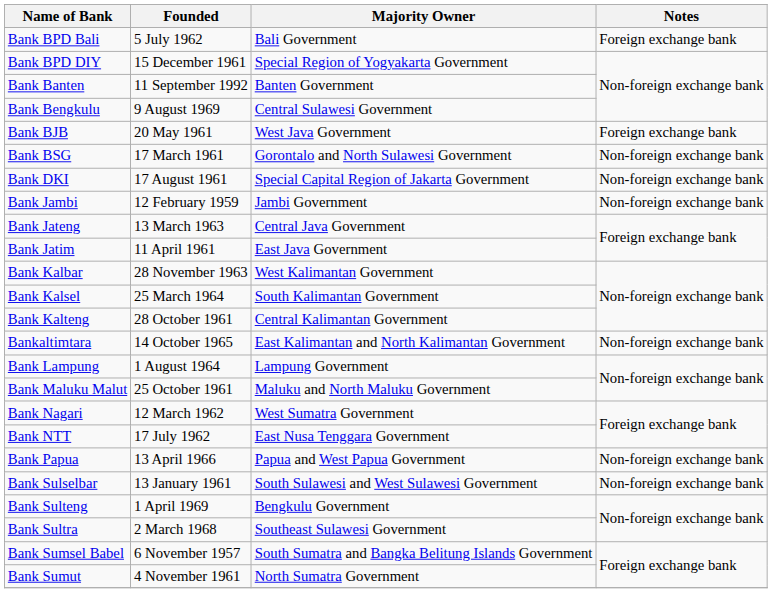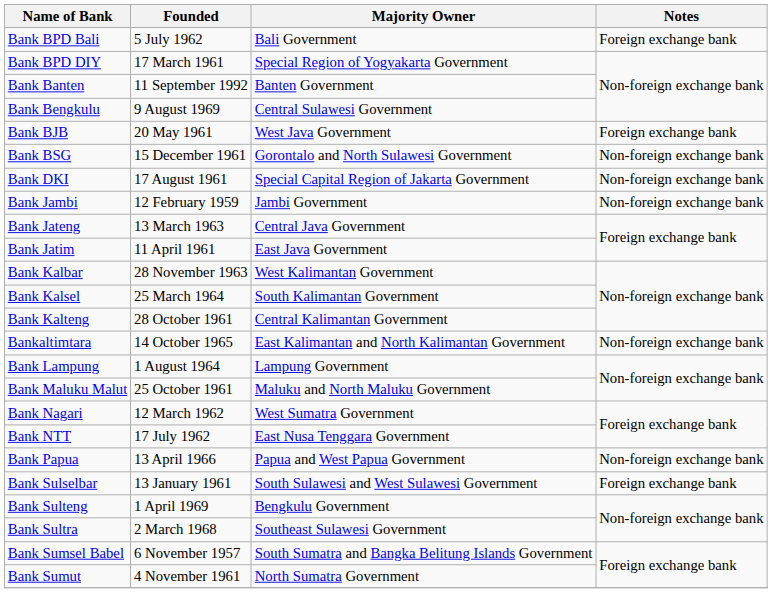(190, 62) 15 December 1961 -> (179, 62) 17 March 1961
(179, 156) 17 March 1961 -> (190, 156) 15 December 1961
(681, 483) Non-foreign exchange bank -> (668, 483) Foreign exchange bank
